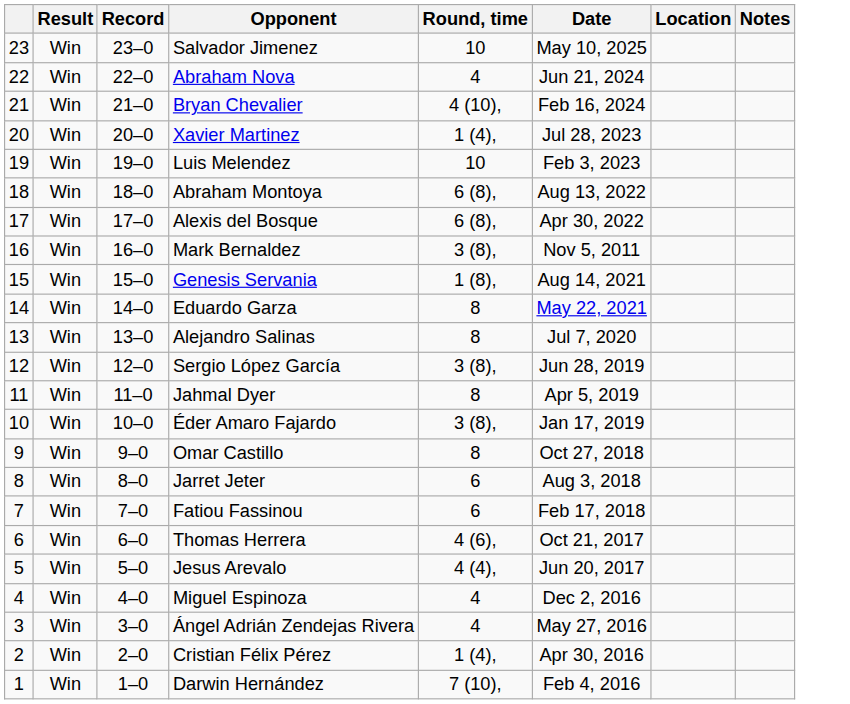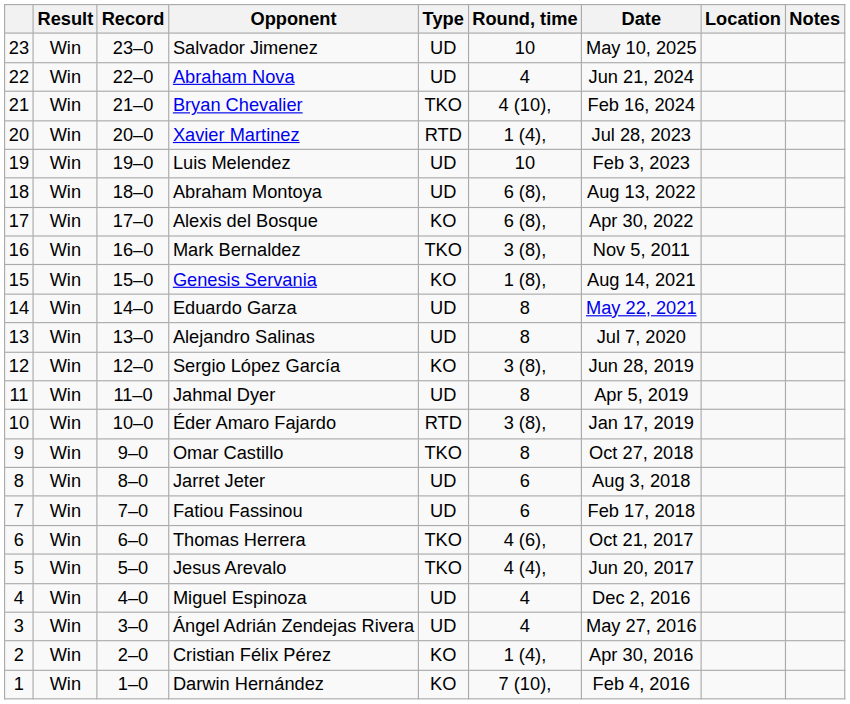+ column: (443, 18)
